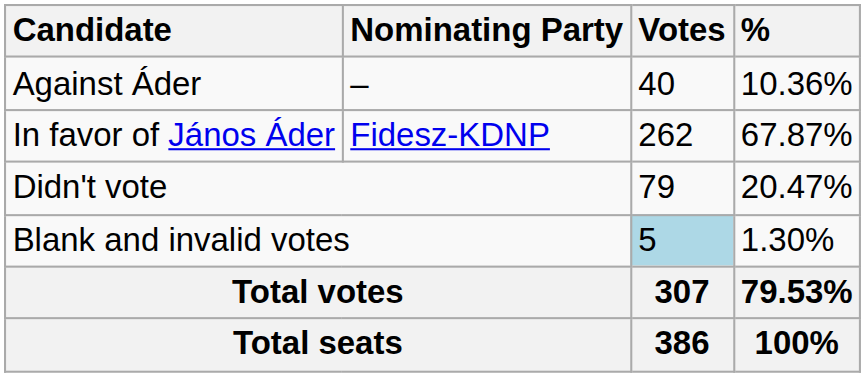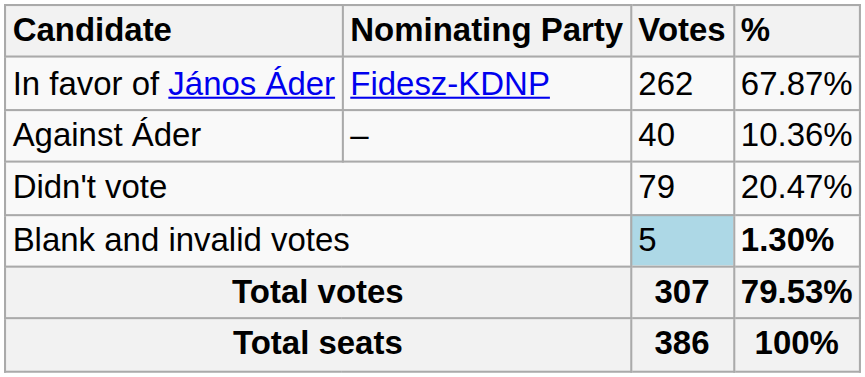rows swapped: (174, 135) <-> (107, 82)
(788, 239) normal -> (788, 239) bold
